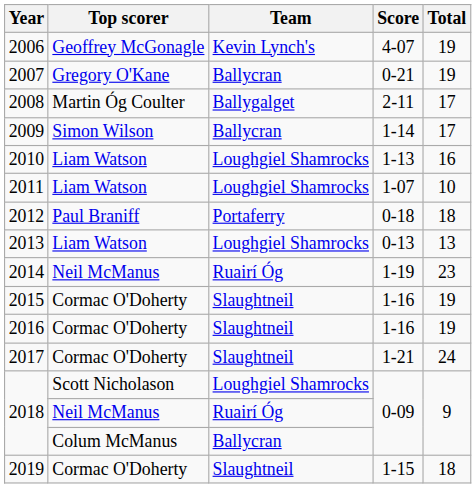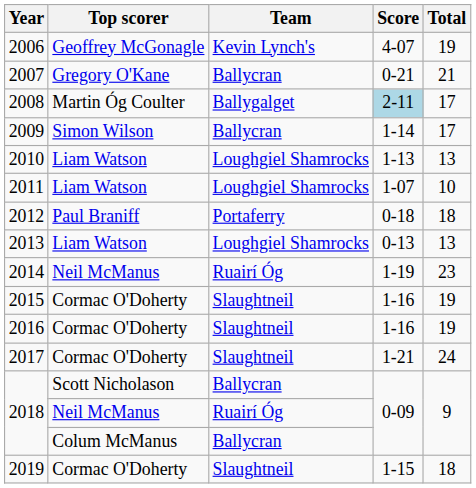(447, 74) 19 -> (447, 74) 21
(398, 103) no background -> (398, 103) lightblue background
(447, 159) 16 -> (447, 159) 13
(291, 384) Loughgiel Shamrocks -> (247, 384) Ballycran
